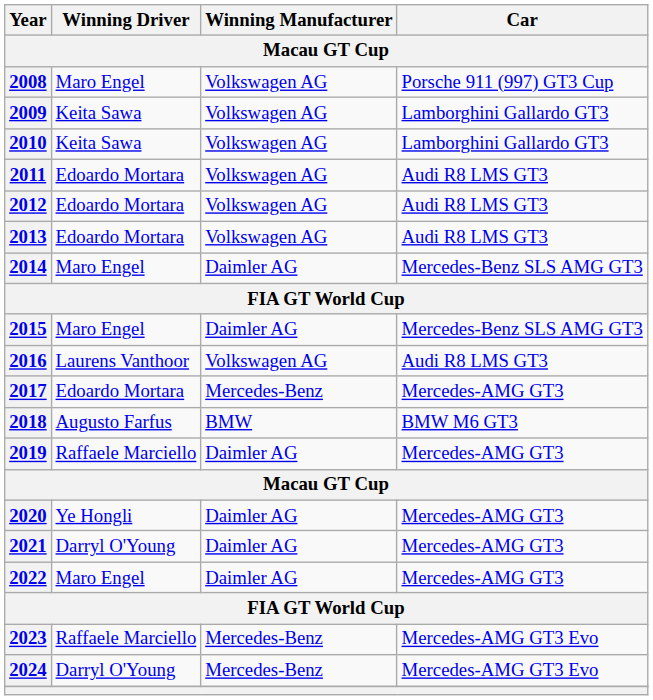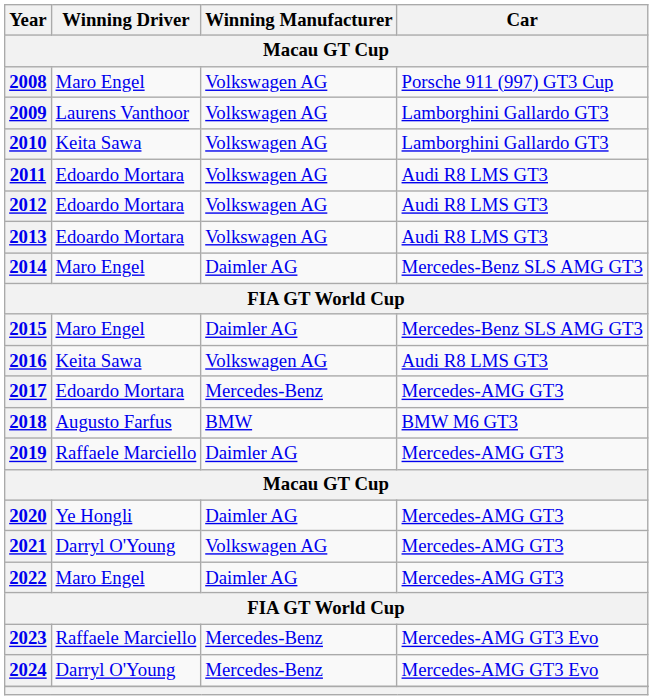(99, 112) Keita Sawa -> (122, 112) Laurens Vanthoor
(122, 360) Laurens Vanthoor -> (99, 360) Keita Sawa
(251, 545) Daimler AG -> (266, 545) Volkswagen AG
